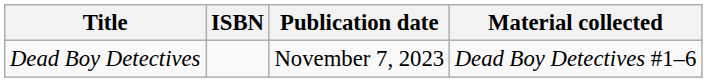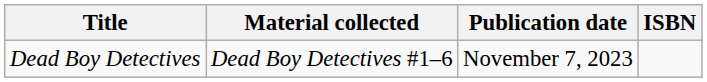columns swapped: (575, 22) <-> (237, 22)
